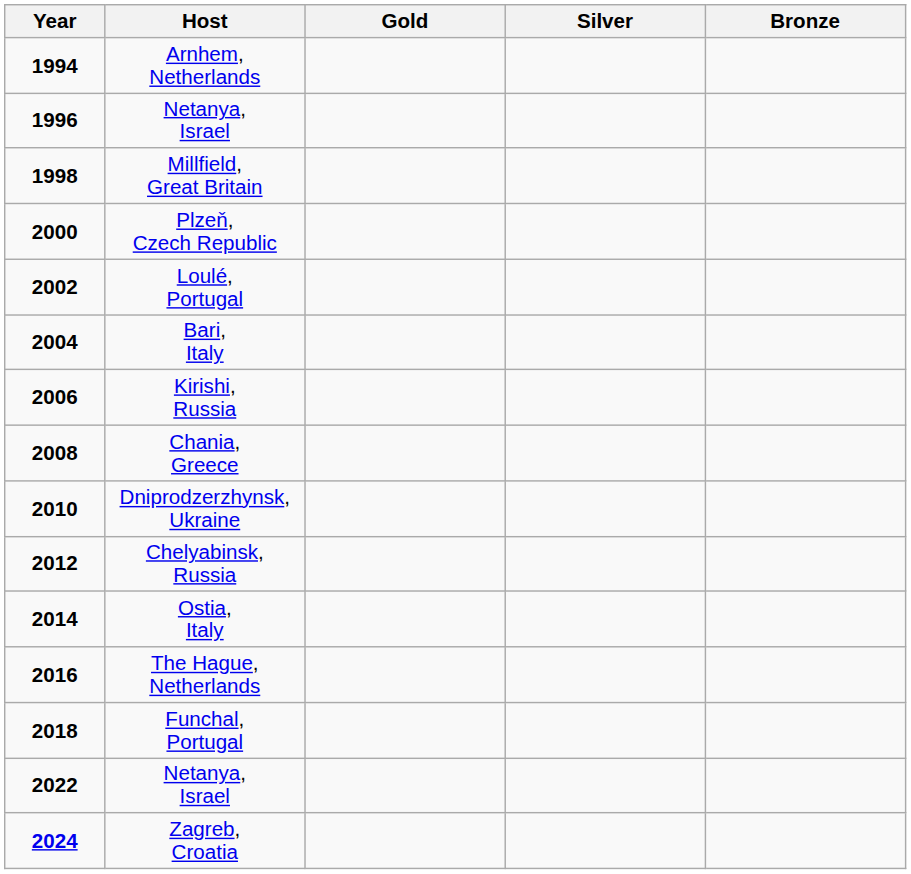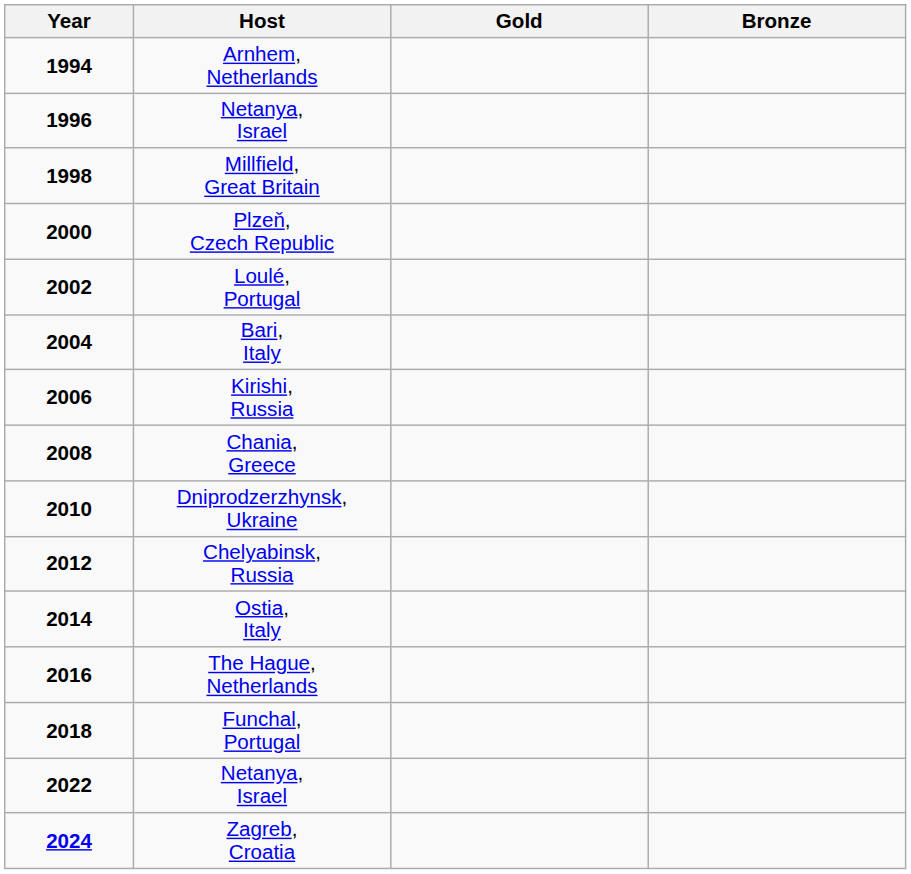- column: (605, 21)
